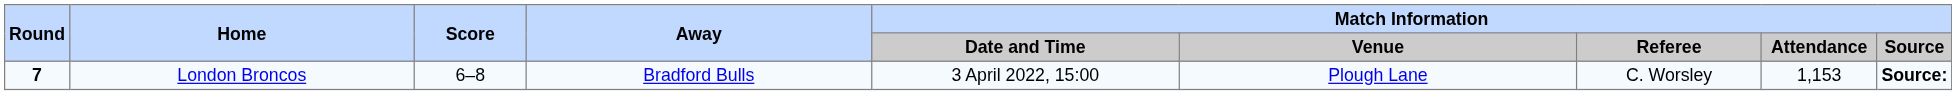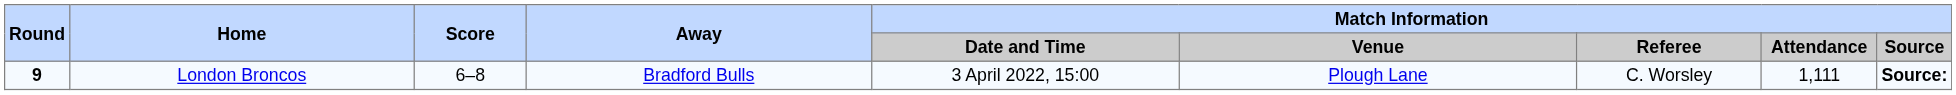(37, 75) 7 -> (37, 75) 9
(1819, 75) 1,153 -> (1819, 75) 1,111
